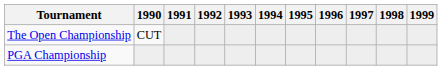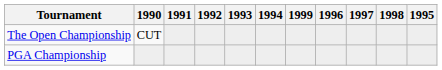columns swapped: (301, 14) <-> (422, 14)
